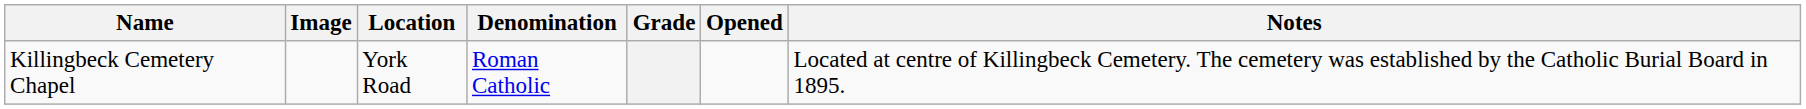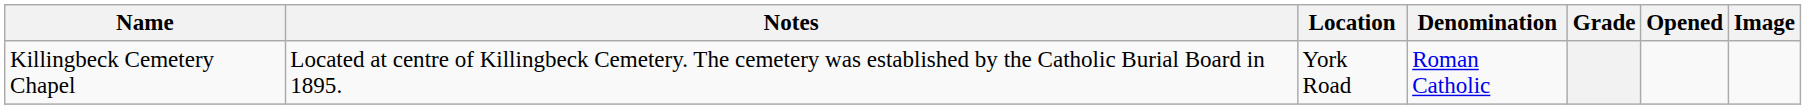columns swapped: (321, 22) <-> (1294, 22)
